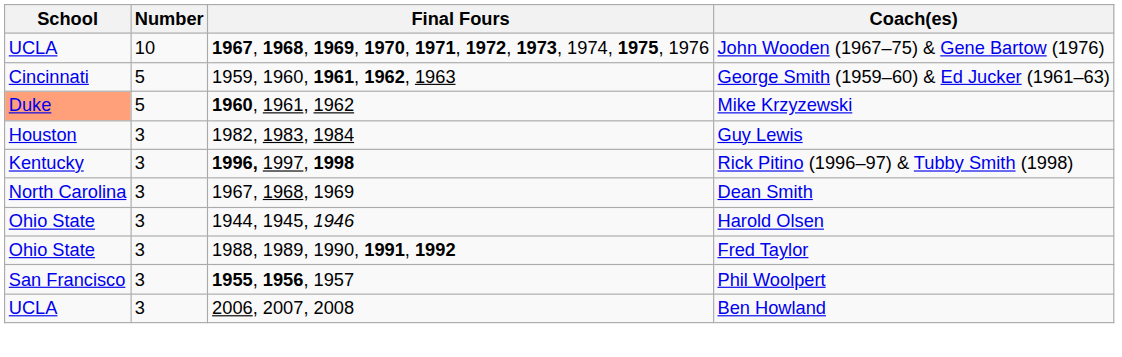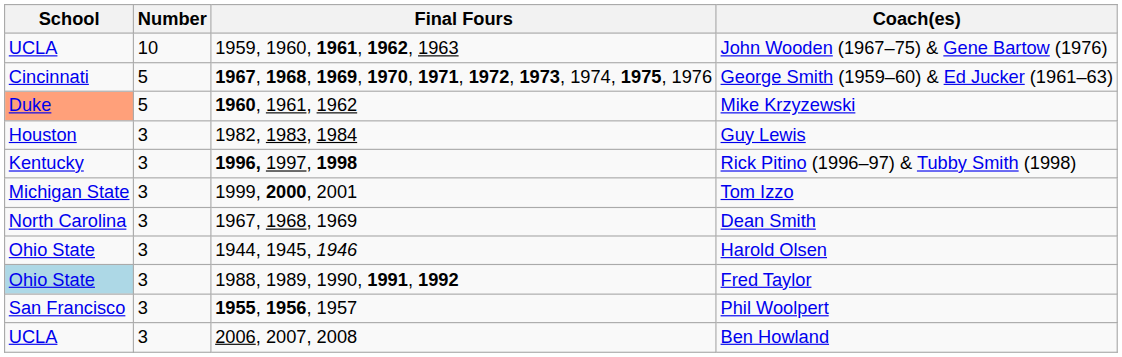(461, 47) 1967, 1968, 1969, 1970, 1971, 1972, 1973, 1974, 1975, 1976 -> (337, 47) 1959, 1960, 1961, 1962, 1963
(334, 76) 1959, 1960, 1961, 1962, 1963 -> (464, 76) 1967, 1968, 1969, 1970, 1971, 1972, 1973, 1974, 1975, 1976
+ row: (757, 192)
(52, 250) no background -> (52, 279) lightblue background
